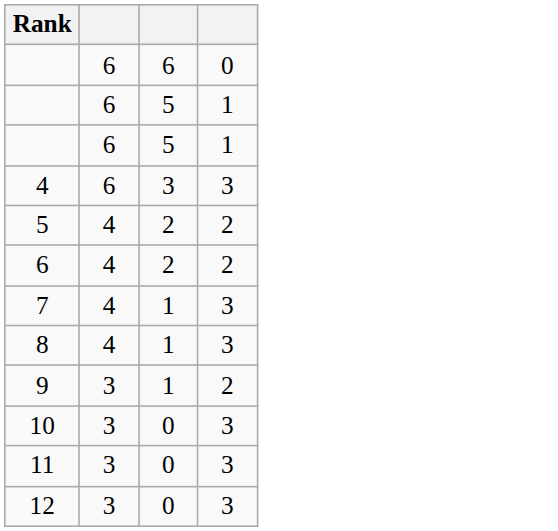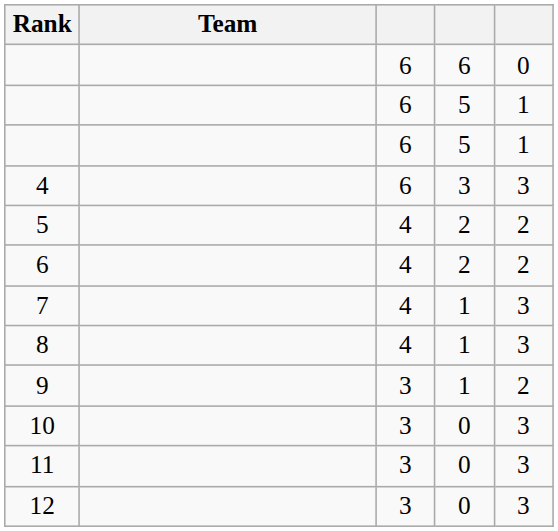+ column: (228, 24)
